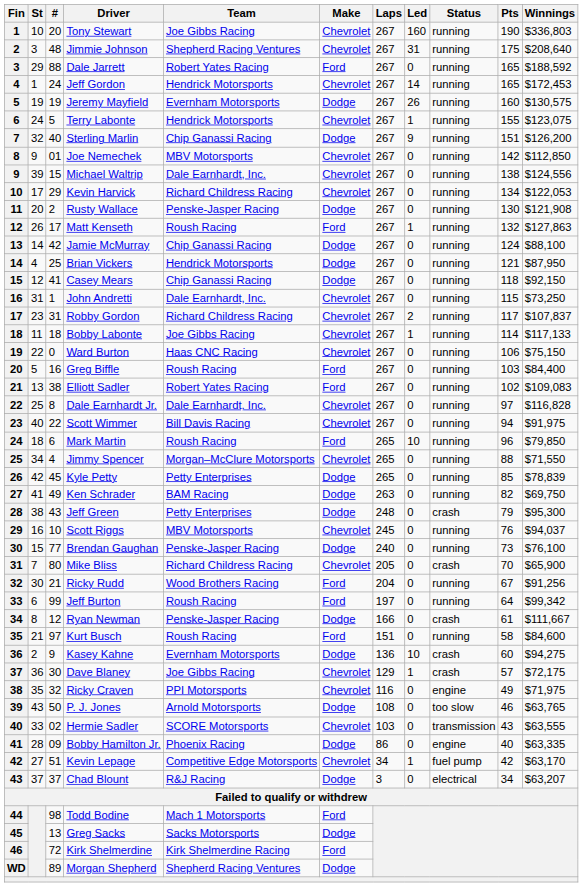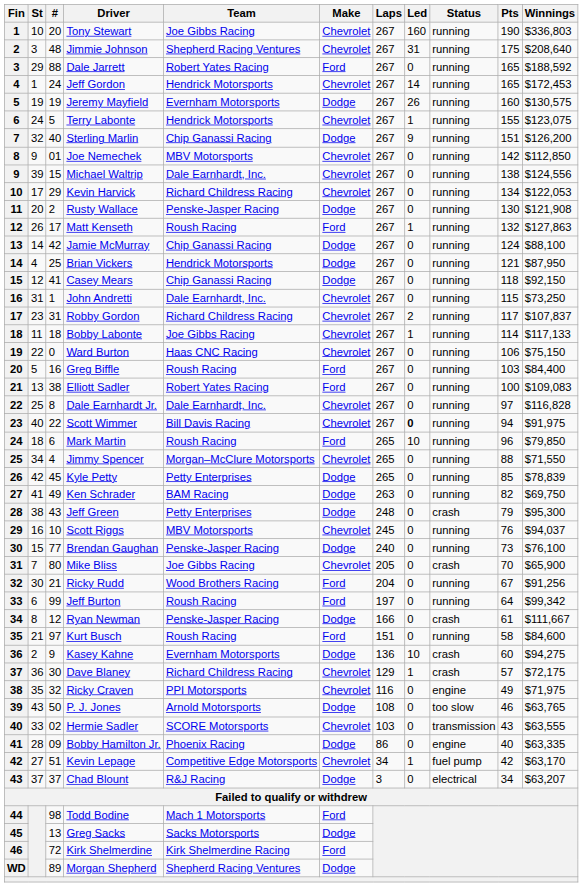(510, 387) 102 -> (510, 387) 100
(410, 423) normal -> (410, 423) bold
(229, 565) Richard Childress Racing -> (210, 565) Joe Gibbs Racing
(210, 672) Joe Gibbs Racing -> (229, 672) Richard Childress Racing
